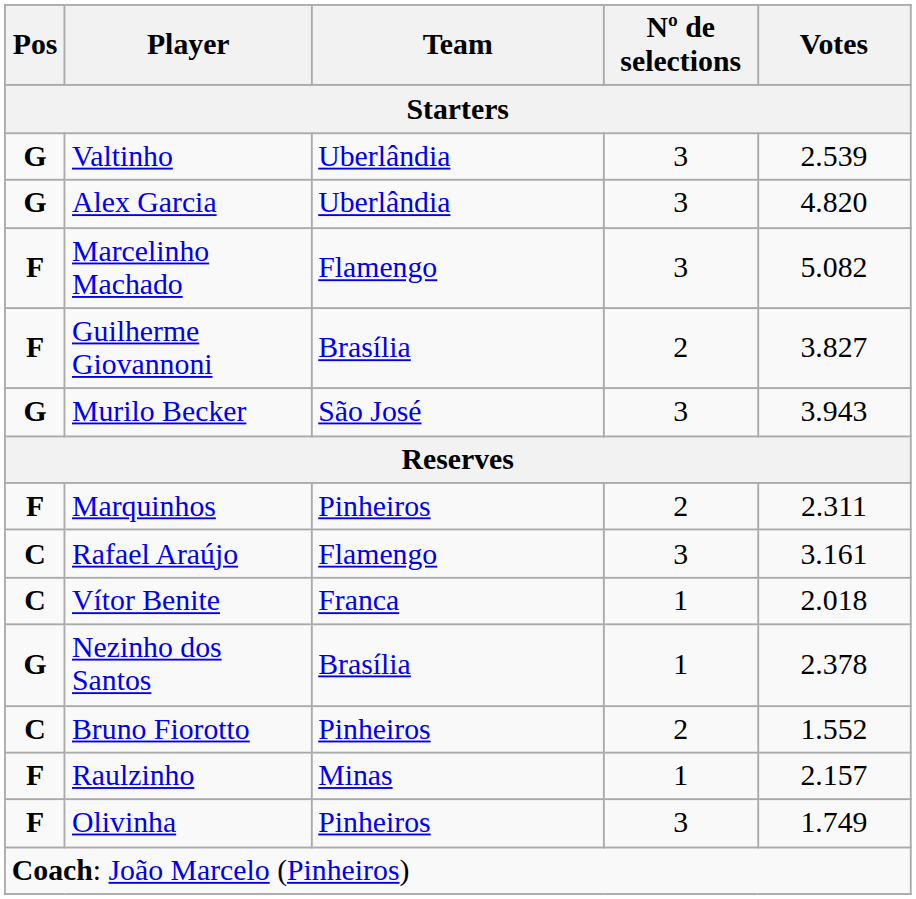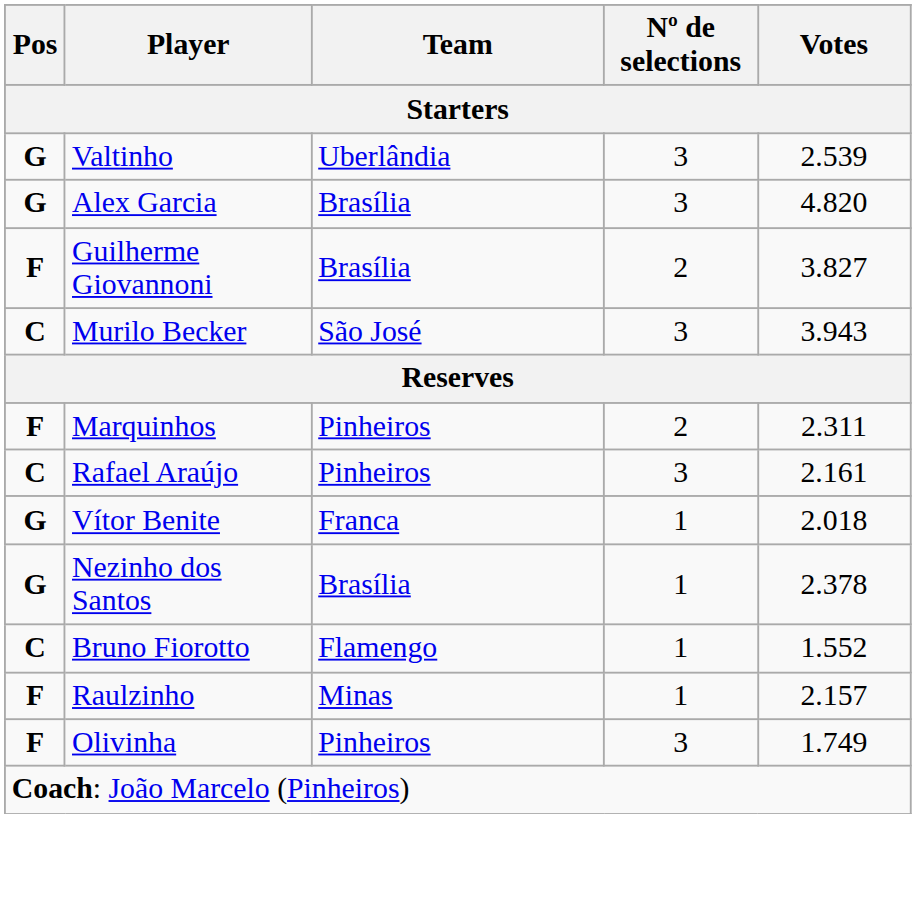(384, 203) Uberlândia -> (365, 203) Brasília
- row: (141, 267)
(35, 411) G -> (35, 331) C
(378, 553) Flamengo -> (374, 472) Pinheiros
(834, 553) 3.161 -> (834, 472) 2.161
(35, 600) C -> (35, 519) G
(374, 728) Pinheiros -> (378, 647) Flamengo
(681, 728) 2 -> (681, 647) 1
